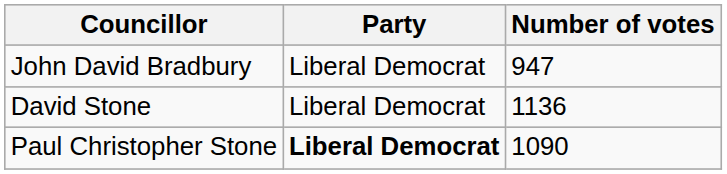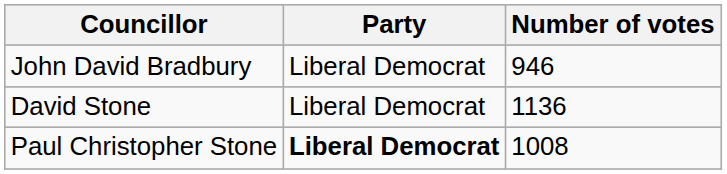(533, 65) 947 -> (533, 65) 946
(540, 147) 1090 -> (540, 147) 1008
